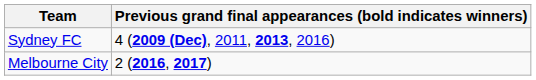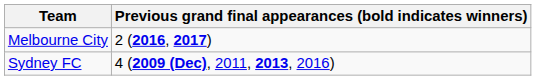rows swapped: (58, 63) <-> (45, 39)
